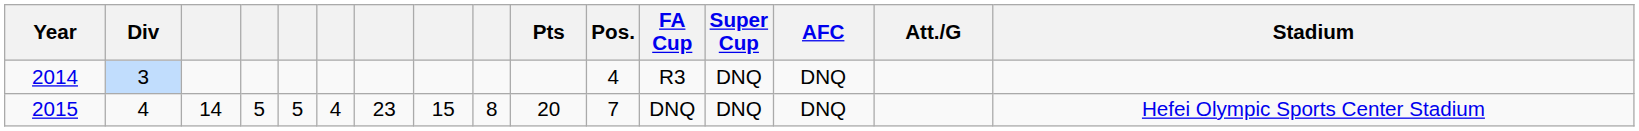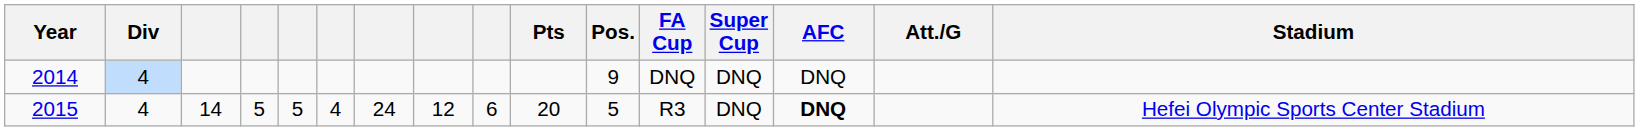(143, 76) 3 -> (143, 76) 4
(613, 76) 4 -> (613, 76) 9
(672, 76) R3 -> (672, 76) DNQ
(384, 109) 23 -> (384, 109) 24
(443, 109) 15 -> (443, 109) 12
(492, 109) 8 -> (492, 109) 6
(613, 109) 7 -> (613, 109) 5
(672, 109) DNQ -> (672, 109) R3
(823, 109) normal -> (823, 109) bold
